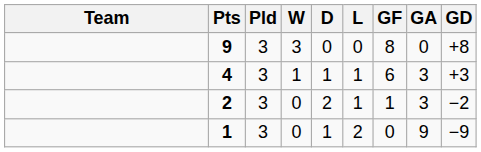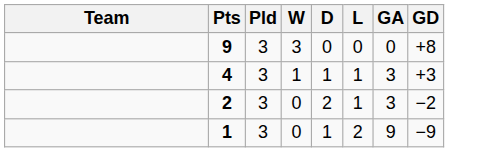- column: (390, 18)
